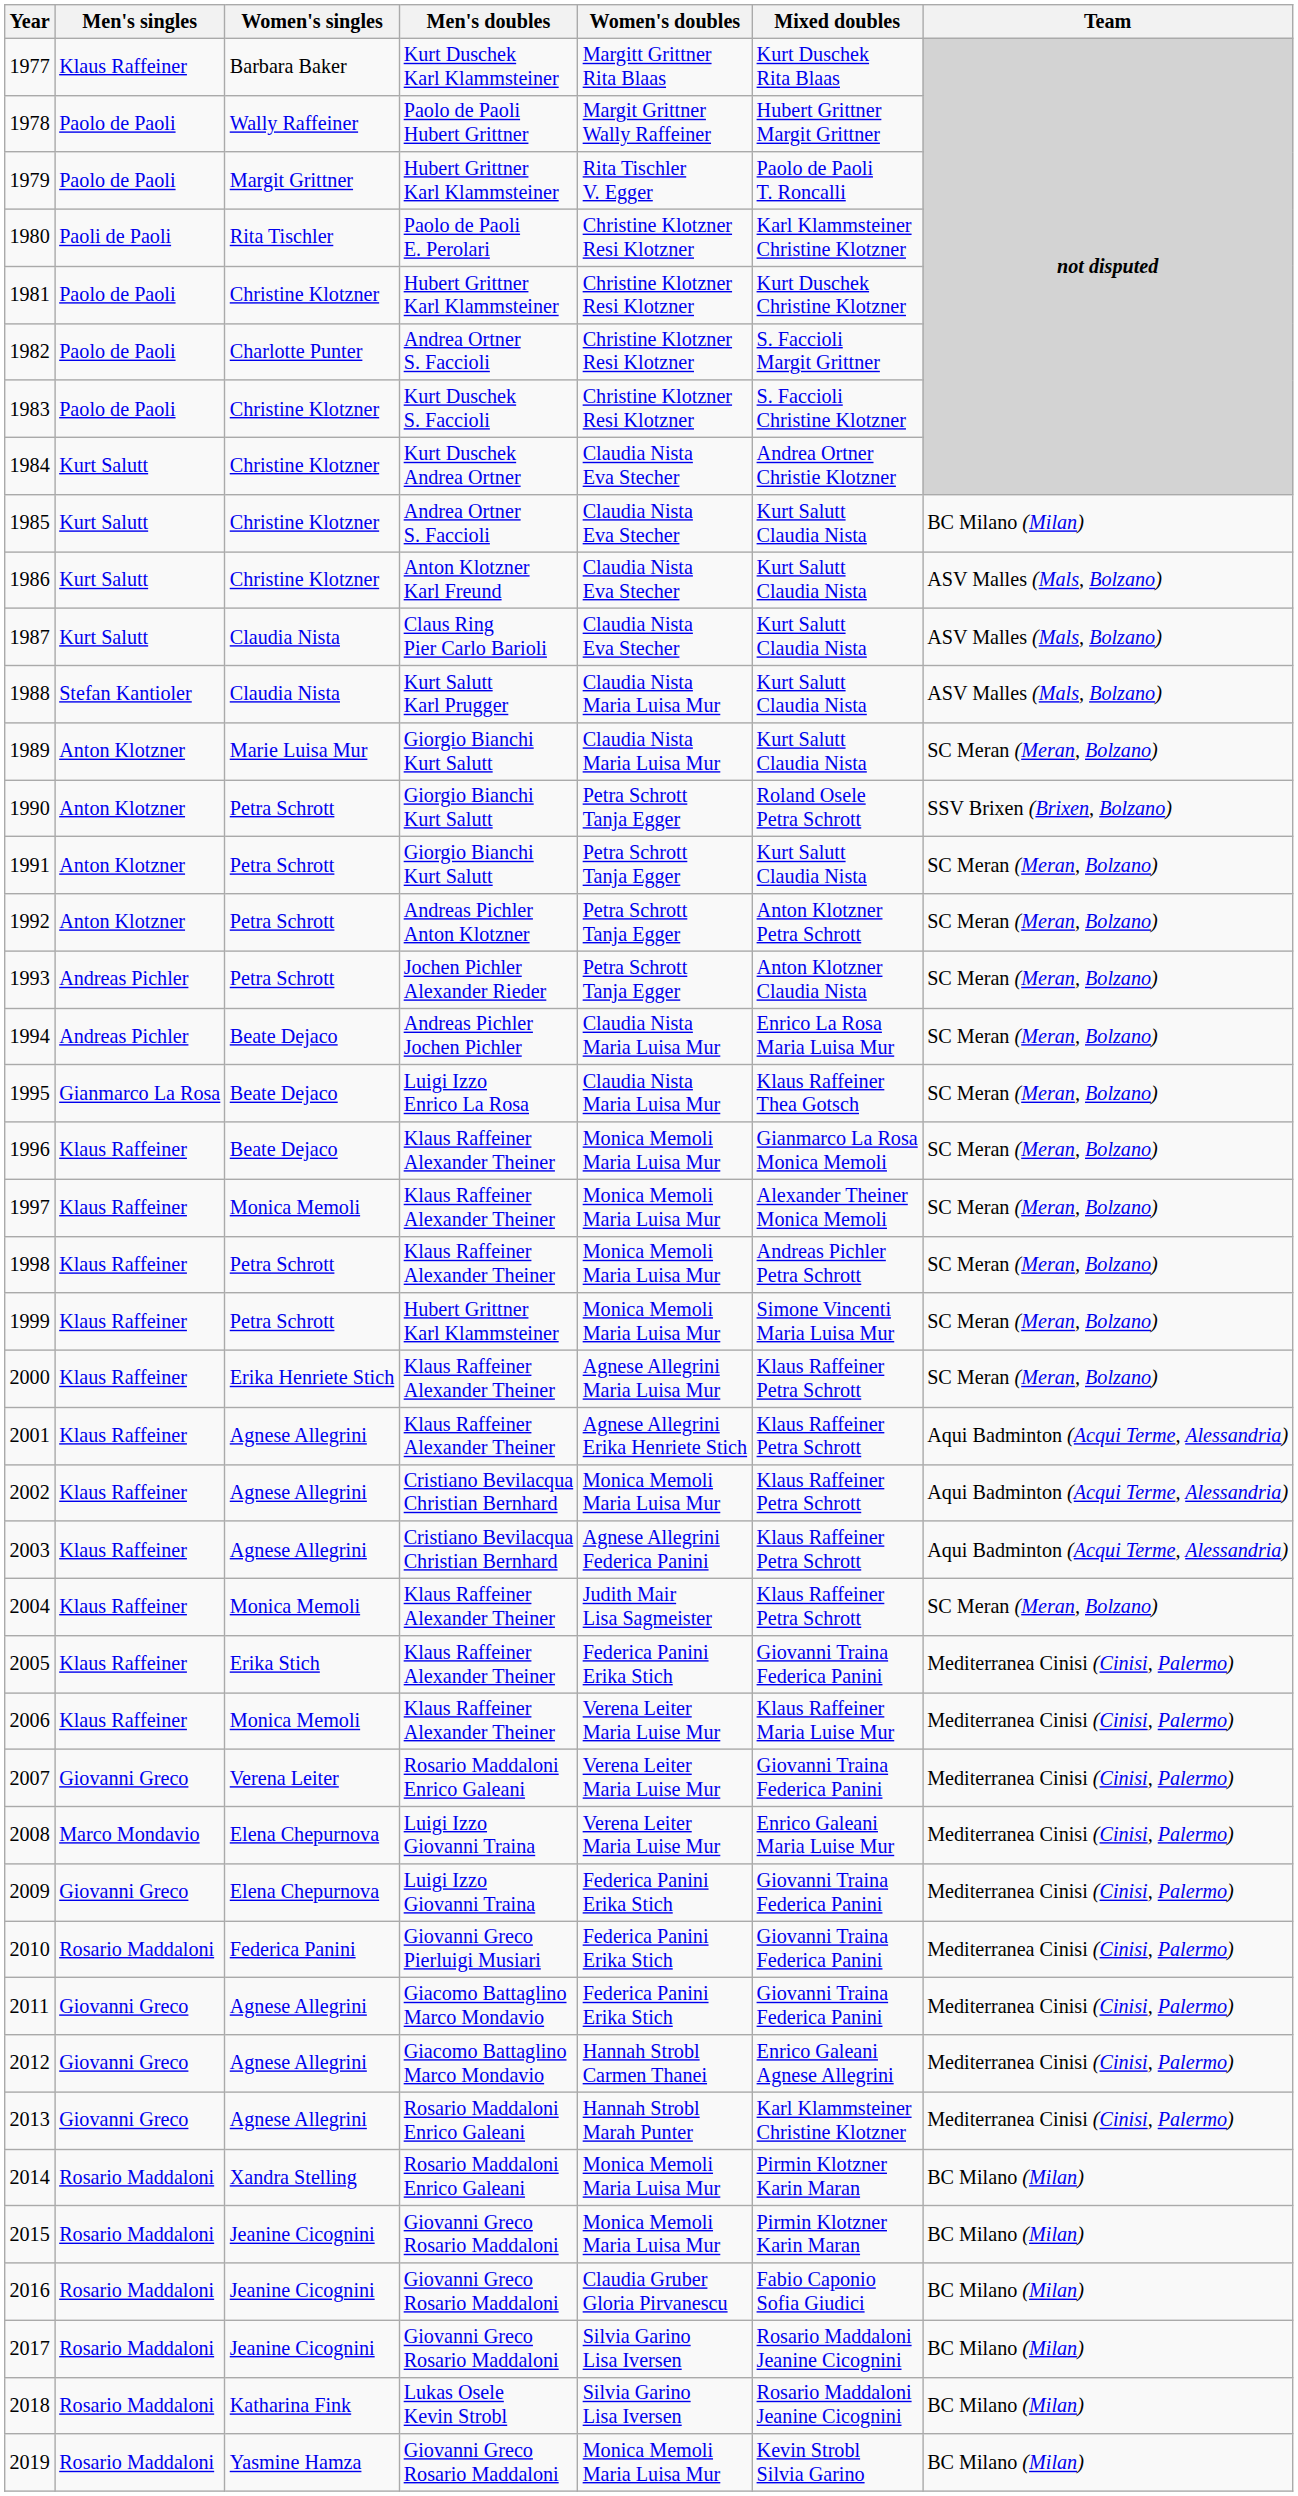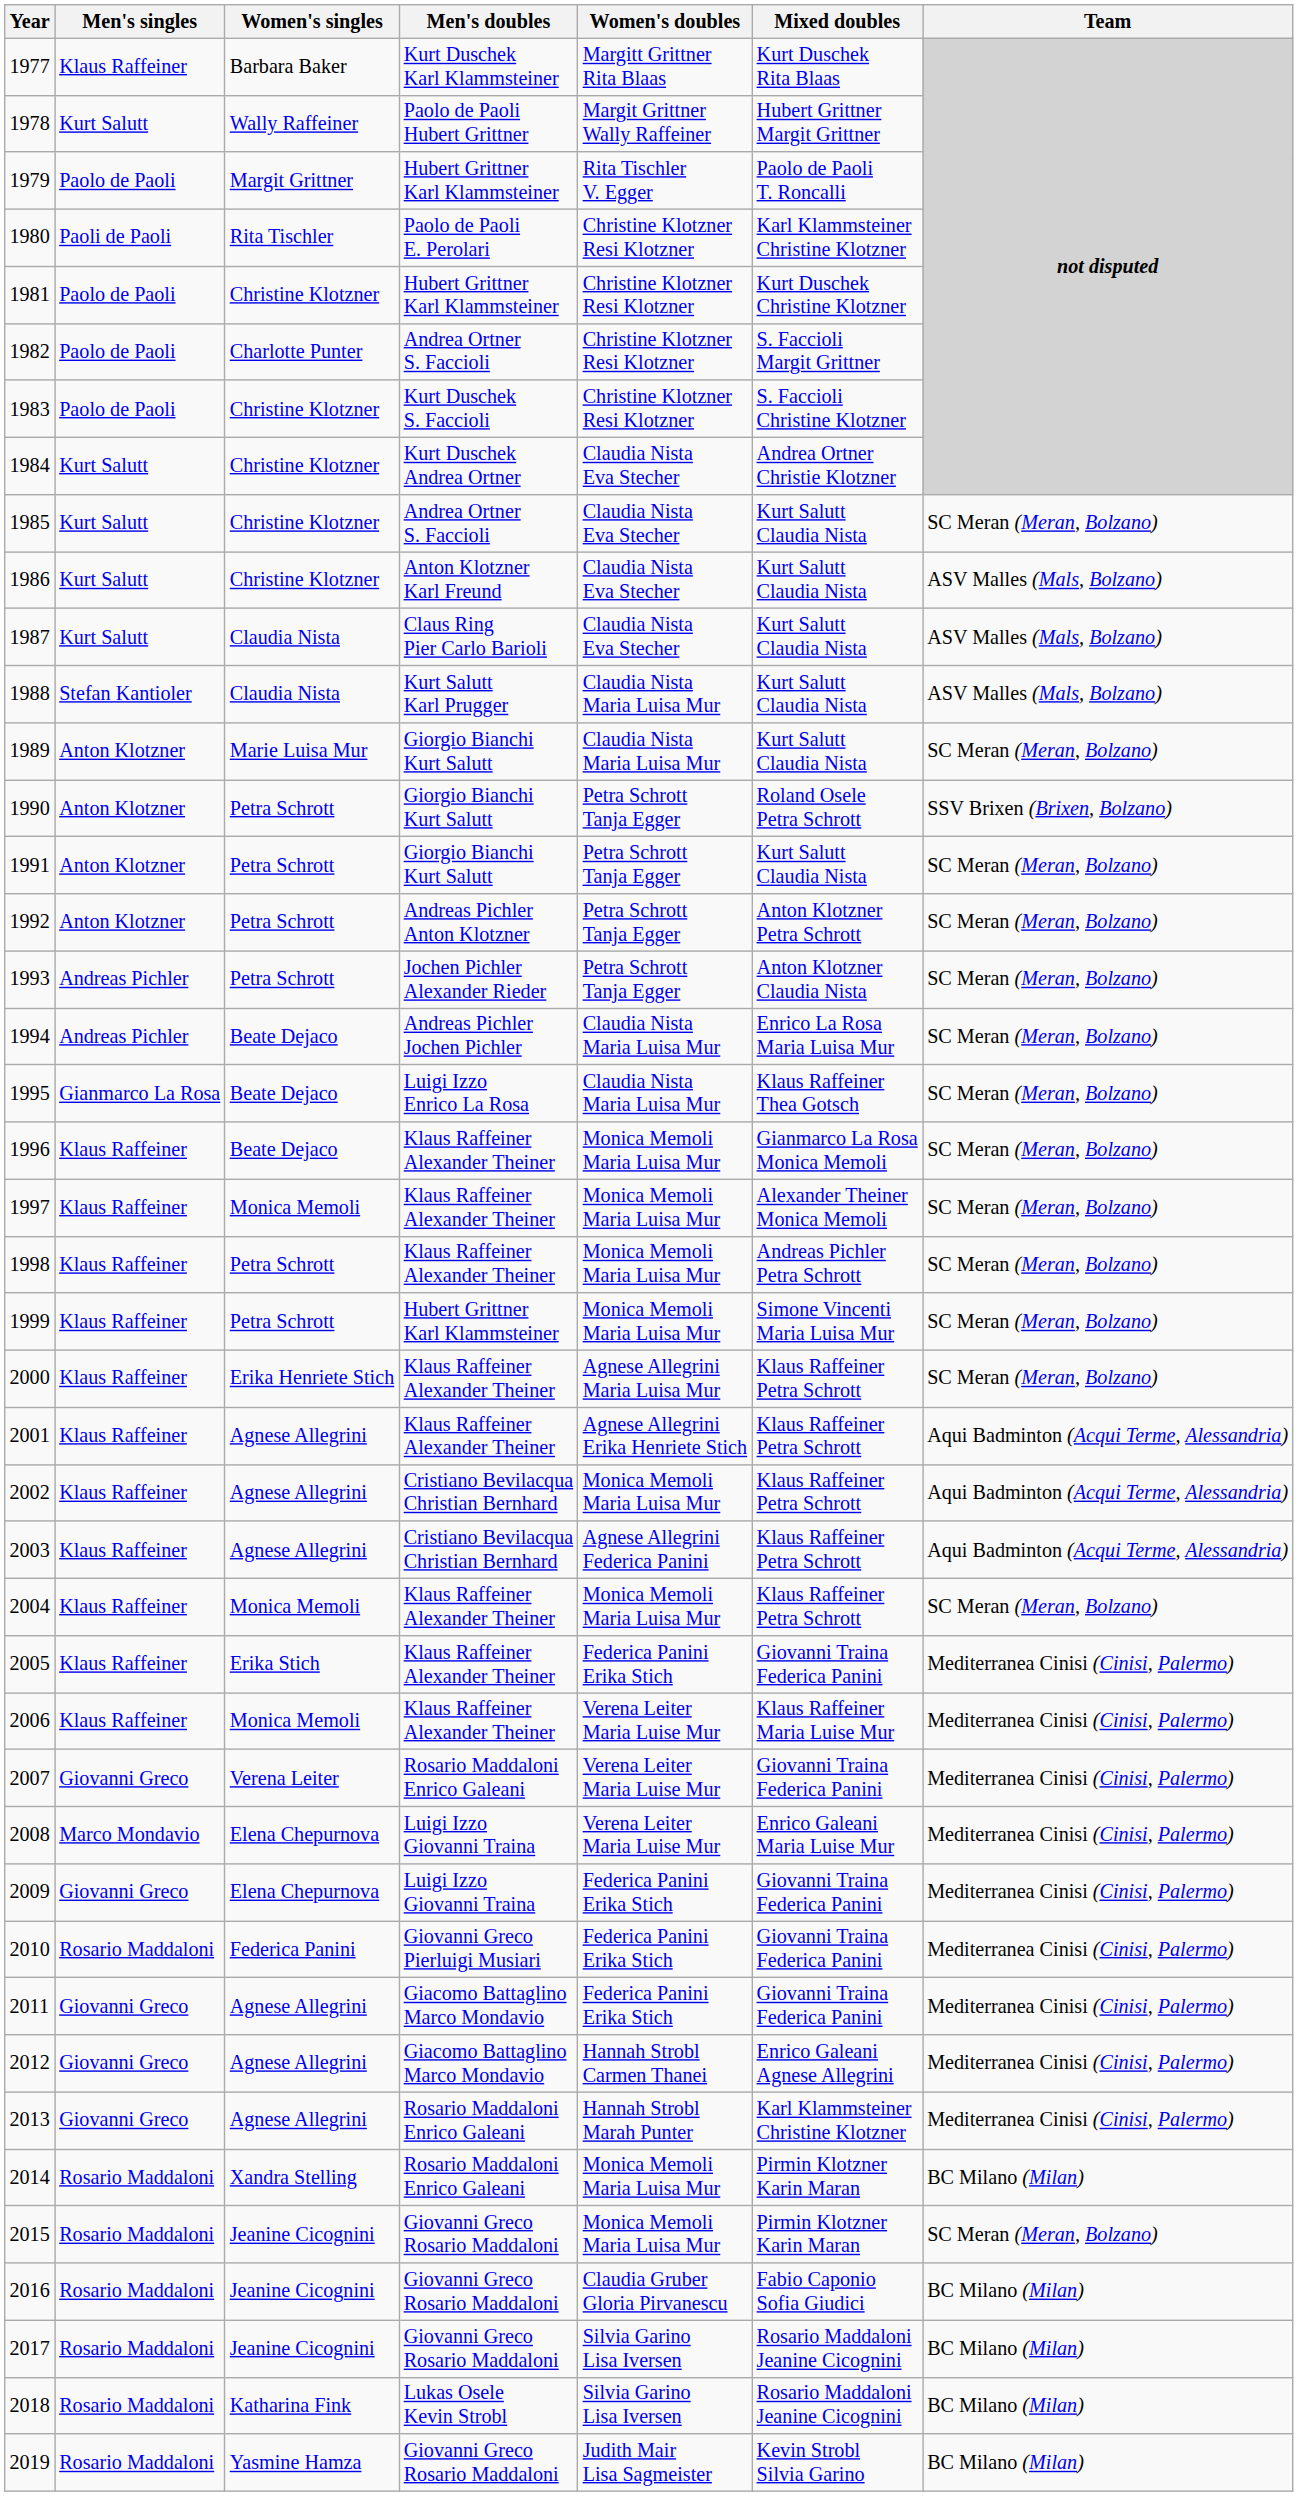(117, 123) Paolo de Paoli -> (104, 123) Kurt Salutt
(1006, 523) BC Milano (Milan) -> (1042, 523) SC Meran (Meran, Bolzano)
(647, 1607) Judith Mair Lisa Sagmeister -> (651, 1607) Monica Memoli Maria Luisa Mur
(1006, 2234) BC Milano (Milan) -> (1042, 2234) SC Meran (Meran, Bolzano)
(651, 2462) Monica Memoli Maria Luisa Mur -> (647, 2462) Judith Mair Lisa Sagmeister
